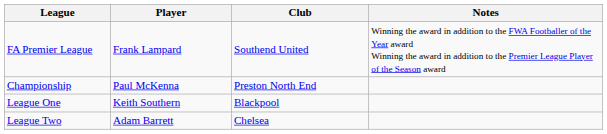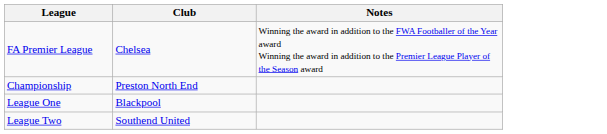- column: (171, 13)
(271, 49) Southend United -> (133, 49) Chelsea
(251, 120) Chelsea -> (153, 120) Southend United
